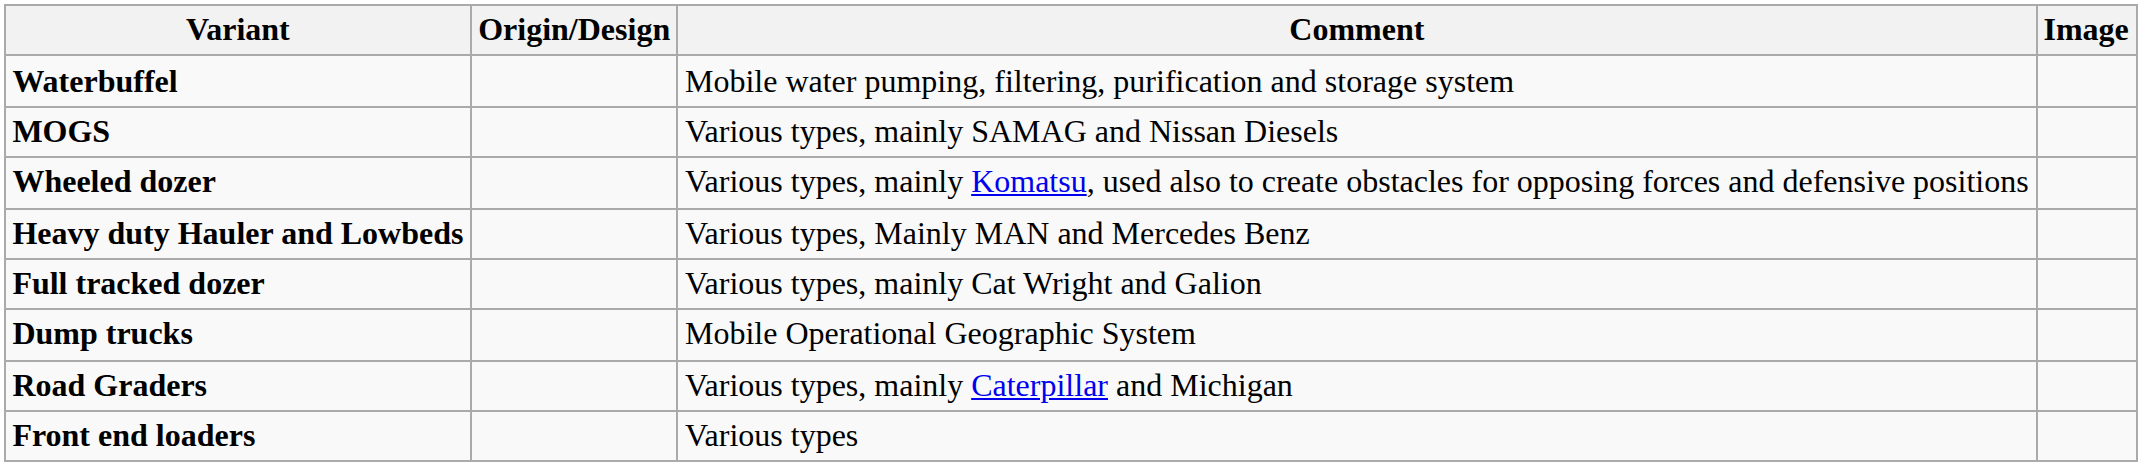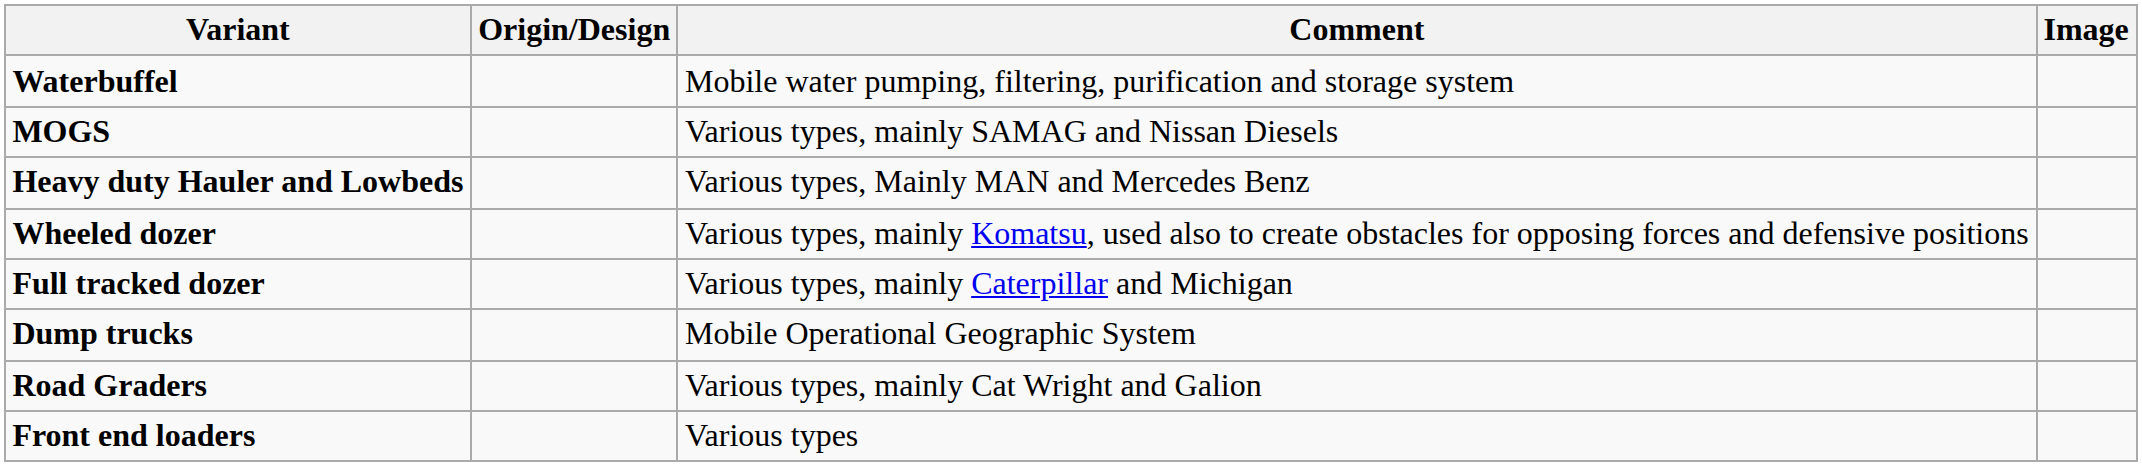rows swapped: (238, 232) <-> (114, 182)
(973, 283) Various types, mainly Cat Wright and Galion -> (989, 283) Various types, mainly Caterpillar and Michigan
(989, 385) Various types, mainly Caterpillar and Michigan -> (973, 385) Various types, mainly Cat Wright and Galion
